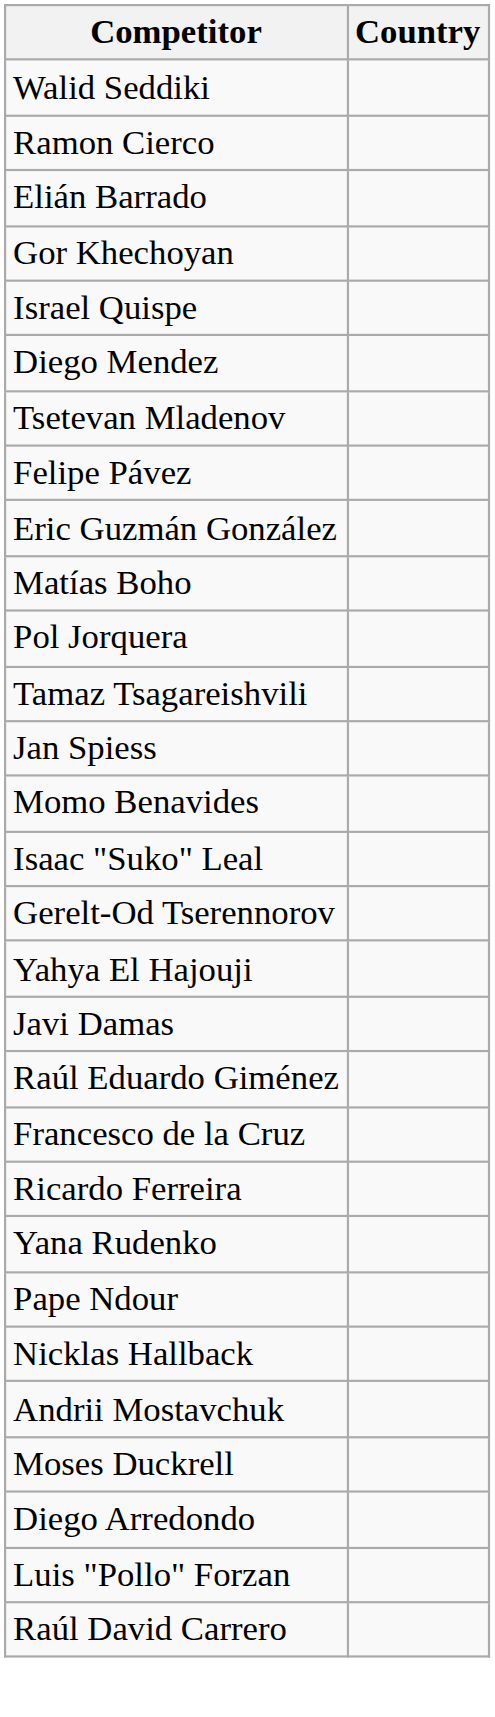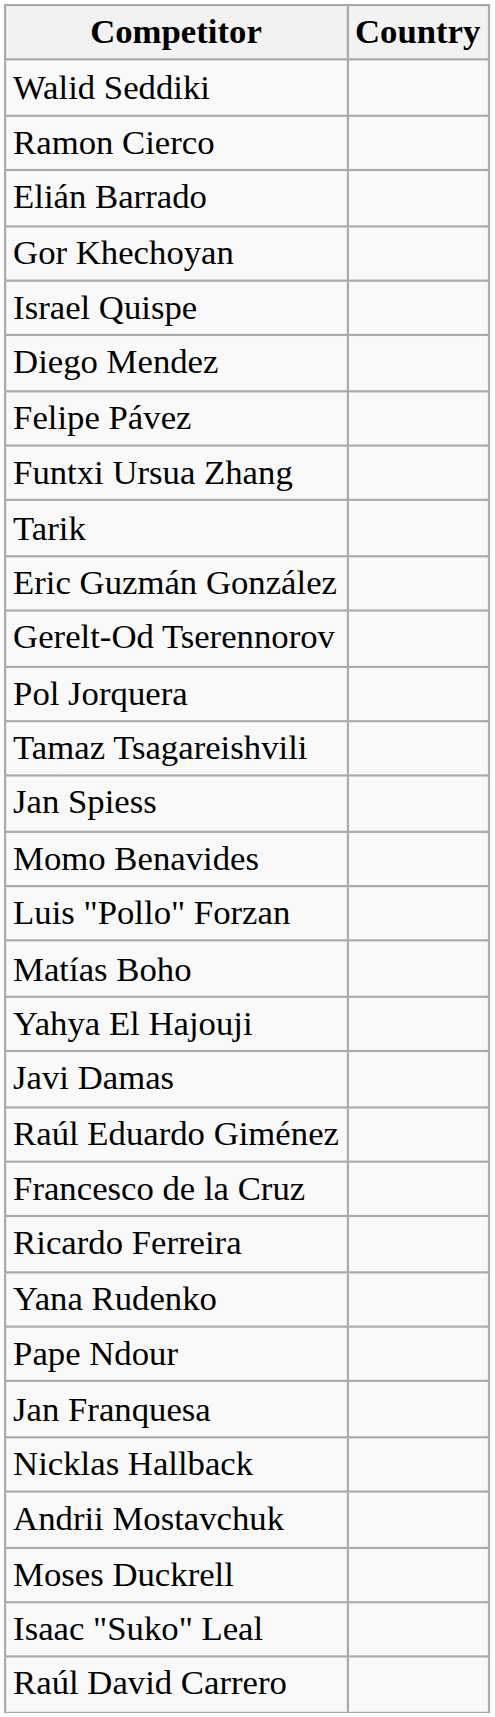- row: (149, 417)
+ row: (153, 472)
+ row: (49, 527)
rows swapped: (102, 582) <-> (174, 913)
rows swapped: (152, 1573) <-> (138, 857)
+ row: (112, 1408)
- row: (134, 1518)
